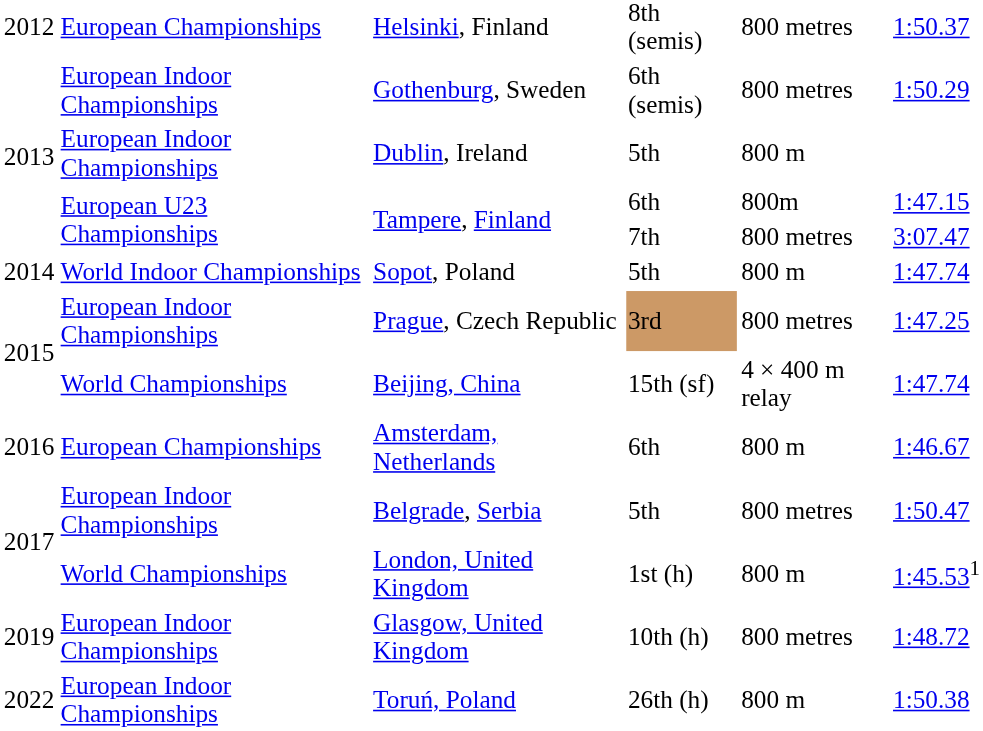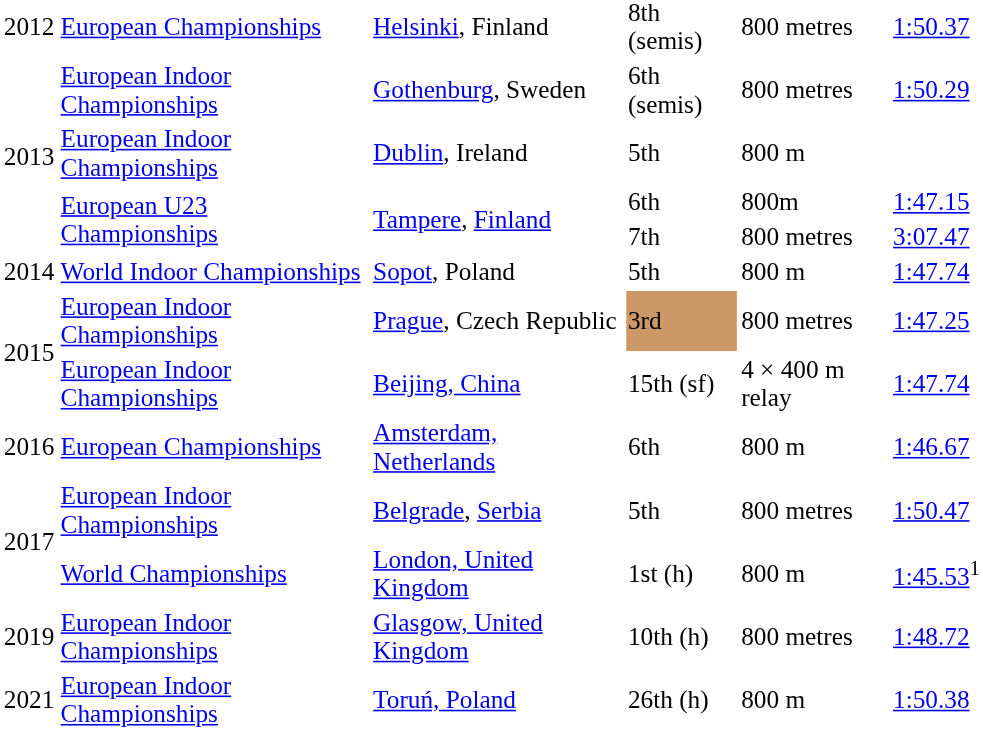(174, 383) World Championships -> (146, 383) European Indoor Championships
(29, 699) 2022 -> (29, 699) 2021
